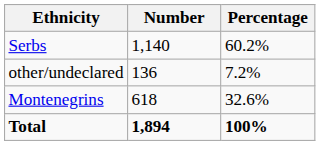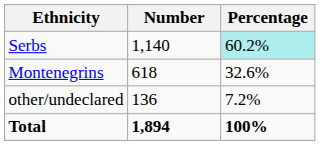(247, 45) no background -> (247, 45) paleturquoise background
rows swapped: (56, 99) <-> (66, 72)
